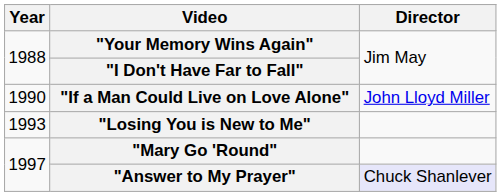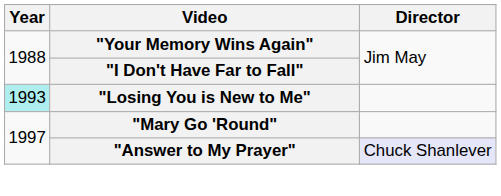- row: (205, 97)
(27, 124) no background -> (27, 97) paleturquoise background
